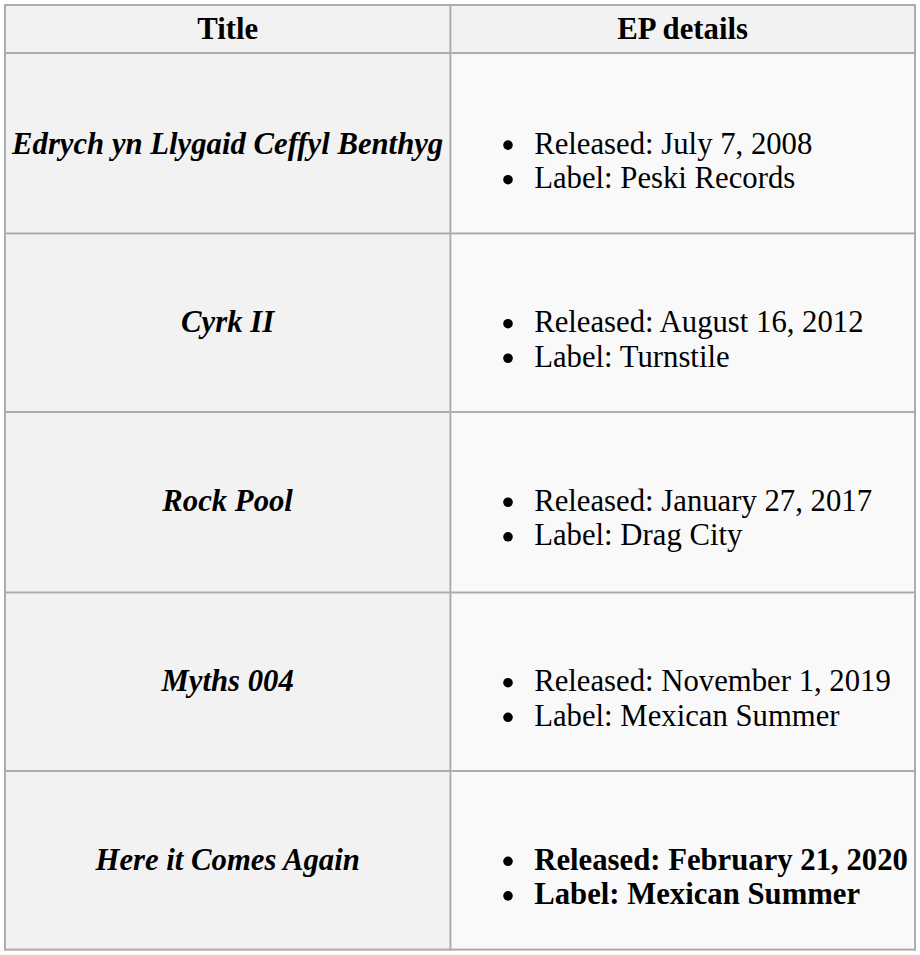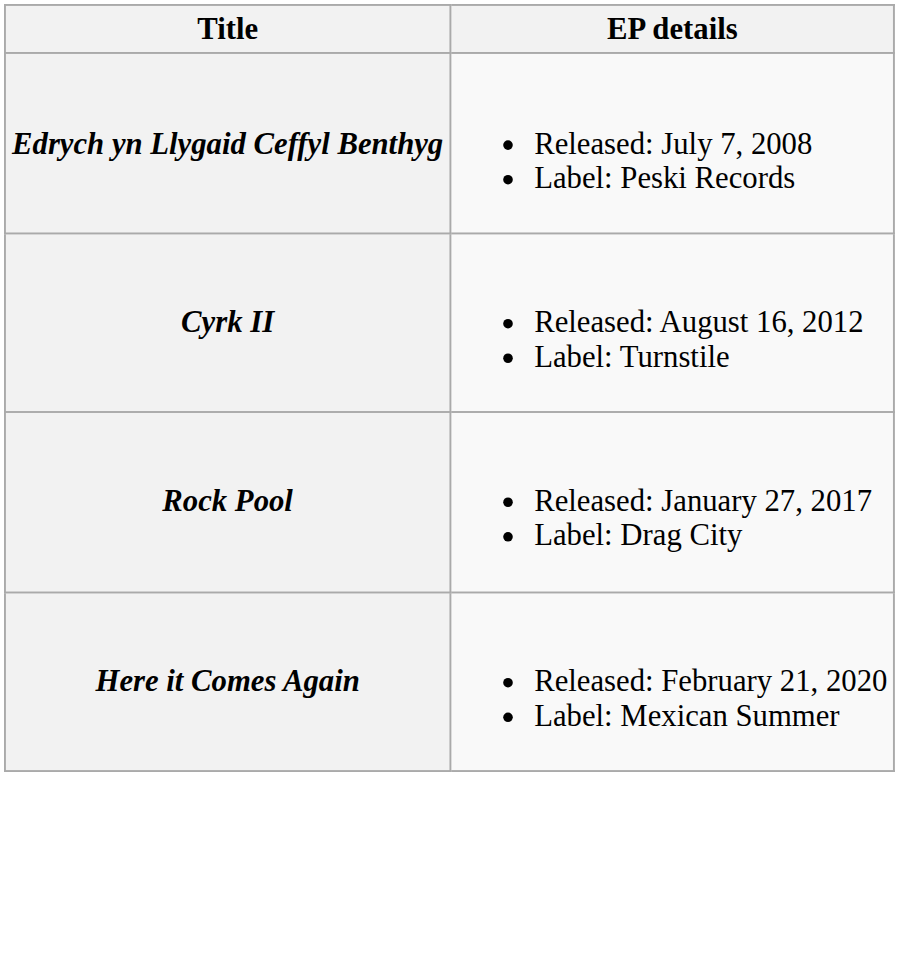- row: (228, 680)
(683, 878) bold -> (672, 698) normal
